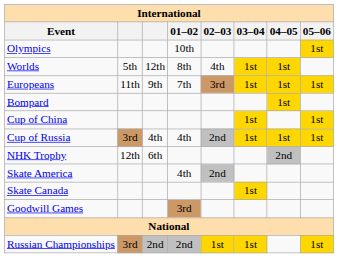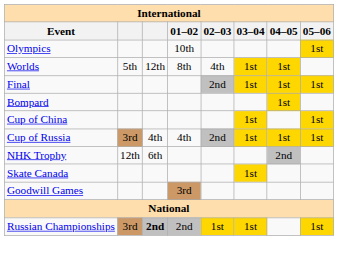- row: (31, 84)
+ row: (18, 84)
- row: (40, 173)
(155, 244) normal -> (155, 226) bold
